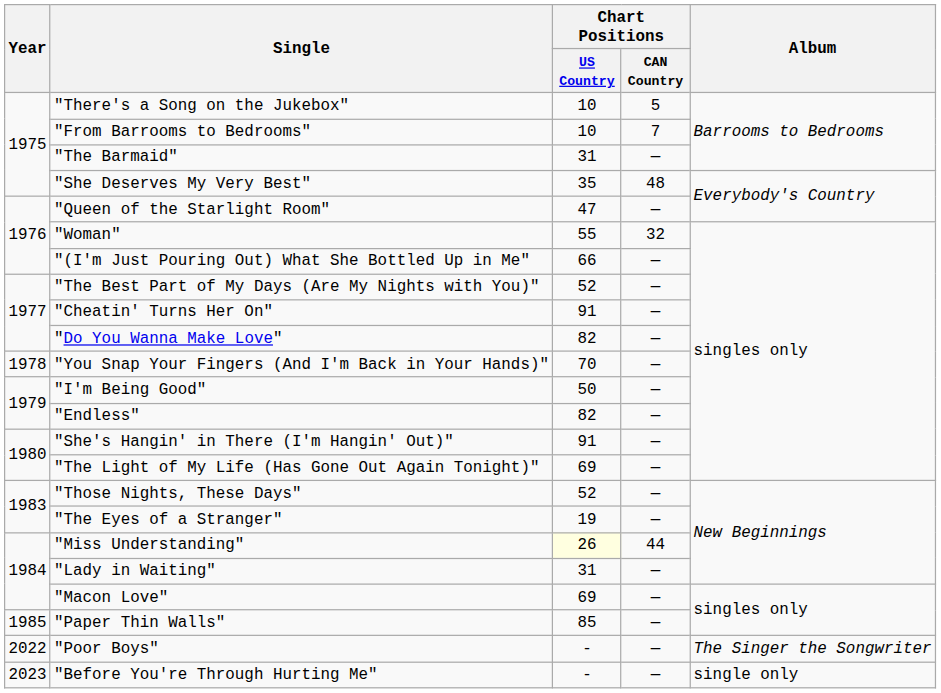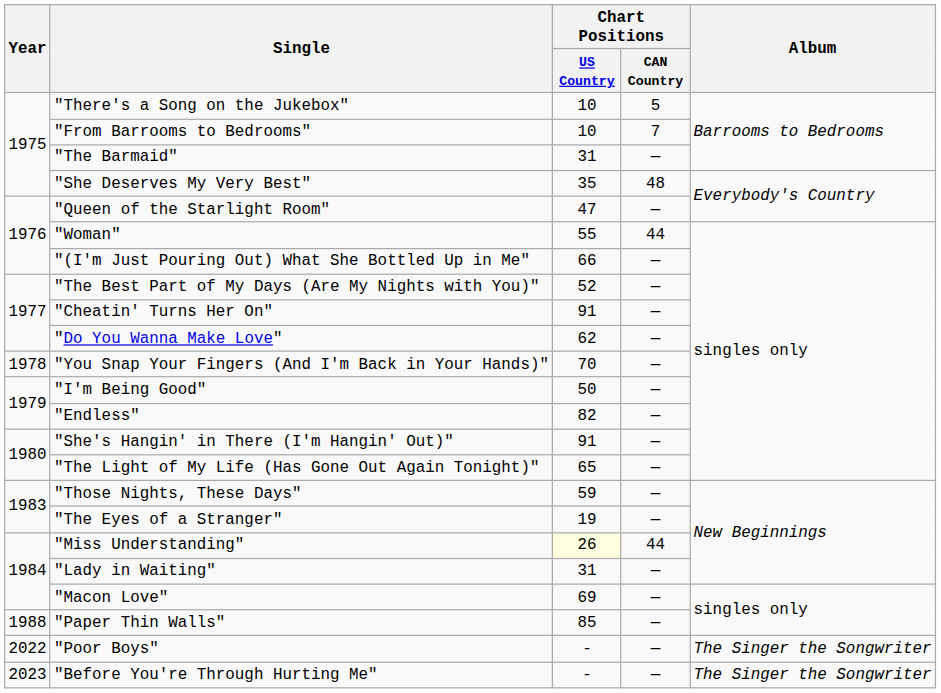(656, 235) 32 -> (656, 235) 44
(587, 338) 82 -> (587, 338) 62
(587, 468) 69 -> (587, 468) 65
(587, 494) 52 -> (587, 494) 59
(27, 623) 1985 -> (27, 623) 1988
(746, 675) single only -> (813, 675) The Singer the Songwriter
